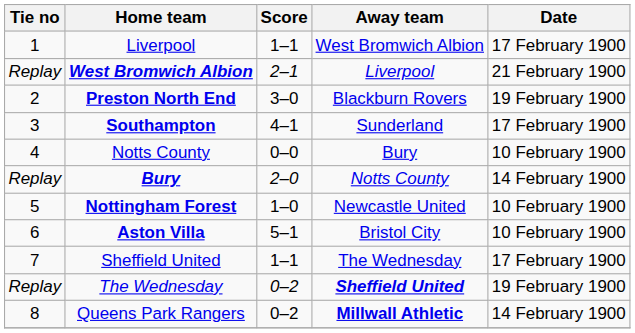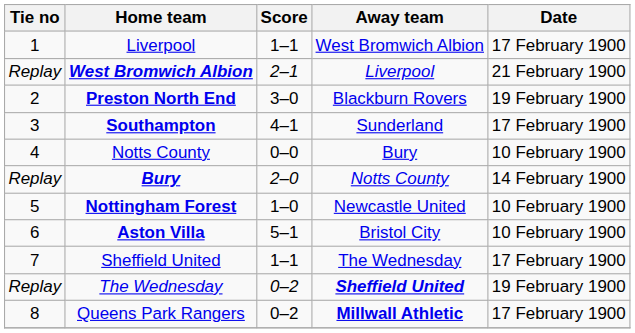(559, 313) 14 February 1900 -> (559, 313) 17 February 1900
